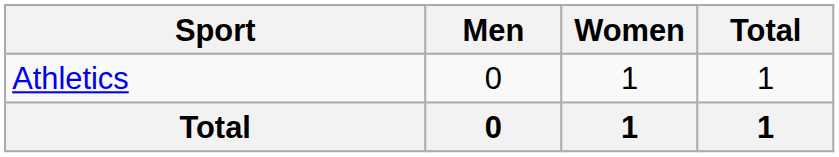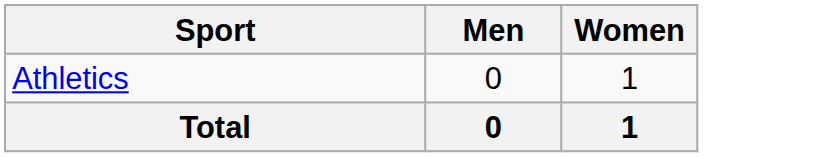- column: (766, 30)
